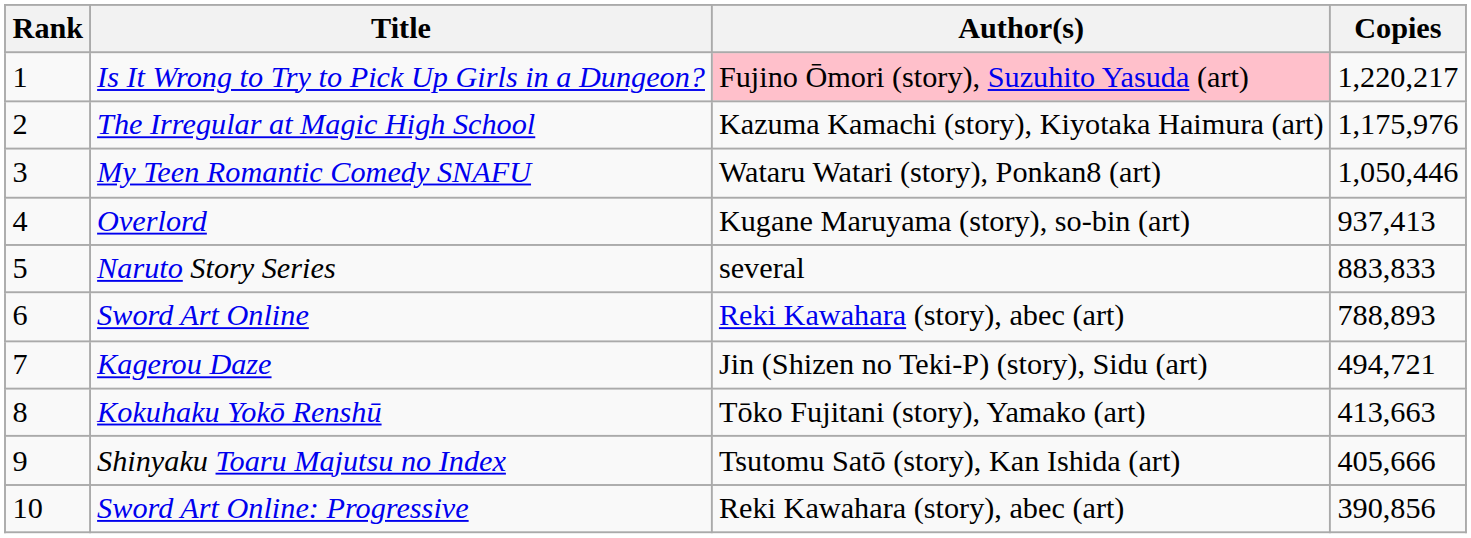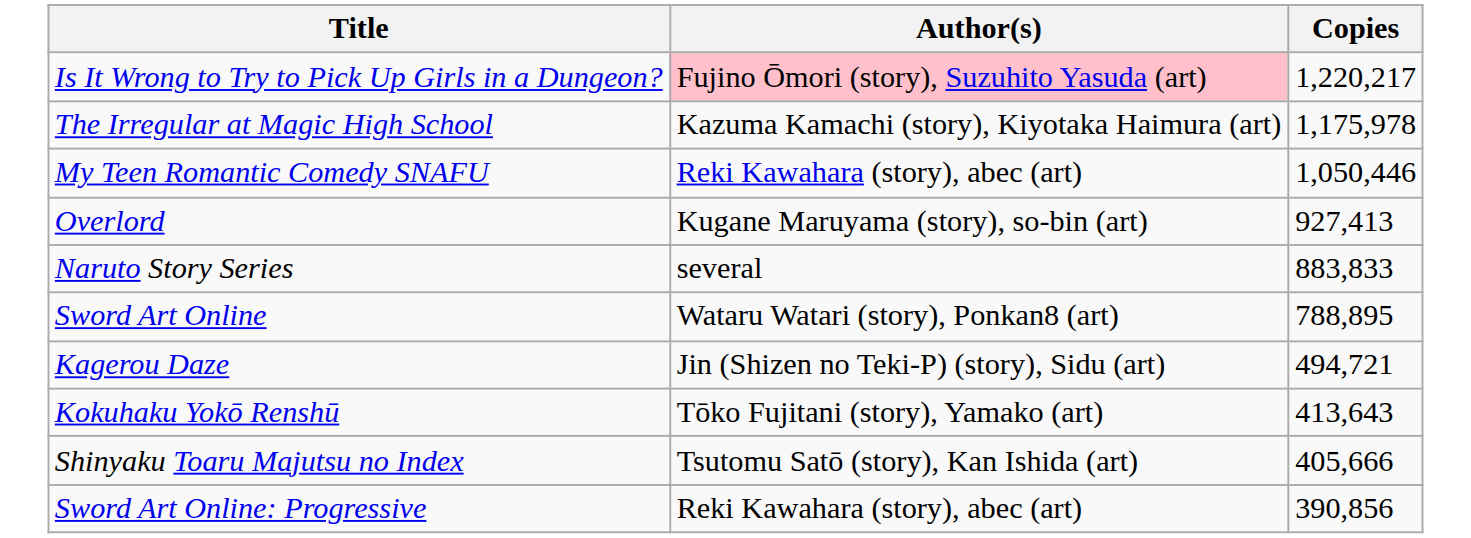- column: (48, 28)
(1398, 124) 1,175,976 -> (1356, 124) 1,175,978
(940, 172) Wataru Watari (story), Ponkan8 (art) -> (879, 172) Reki Kawahara (story), abec (art)
(1387, 220) 937,413 -> (1344, 220) 927,413
(922, 316) Reki Kawahara (story), abec (art) -> (898, 316) Wataru Watari (story), Ponkan8 (art)
(1387, 316) 788,893 -> (1344, 316) 788,895
(1387, 412) 413,663 -> (1344, 412) 413,643
